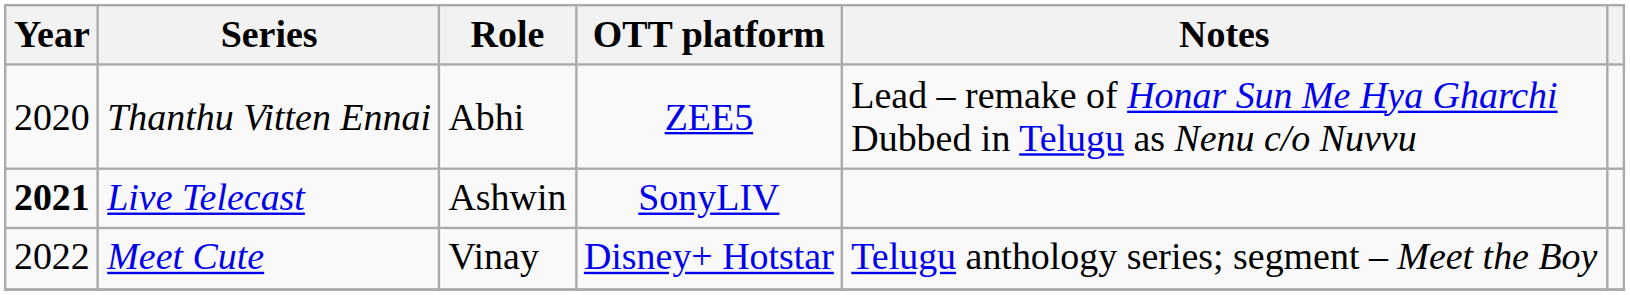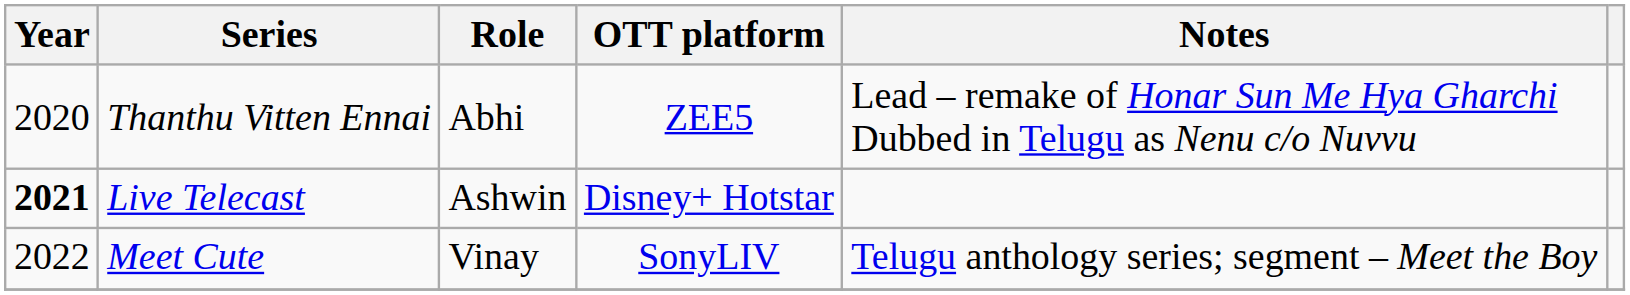(709, 197) SonyLIV -> (709, 197) Disney+ Hotstar
(709, 257) Disney+ Hotstar -> (709, 257) SonyLIV
